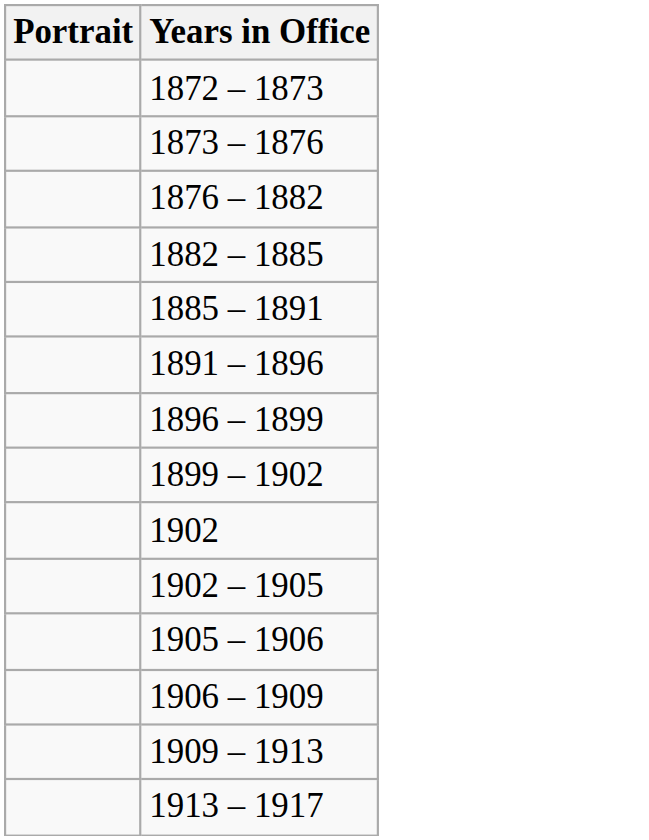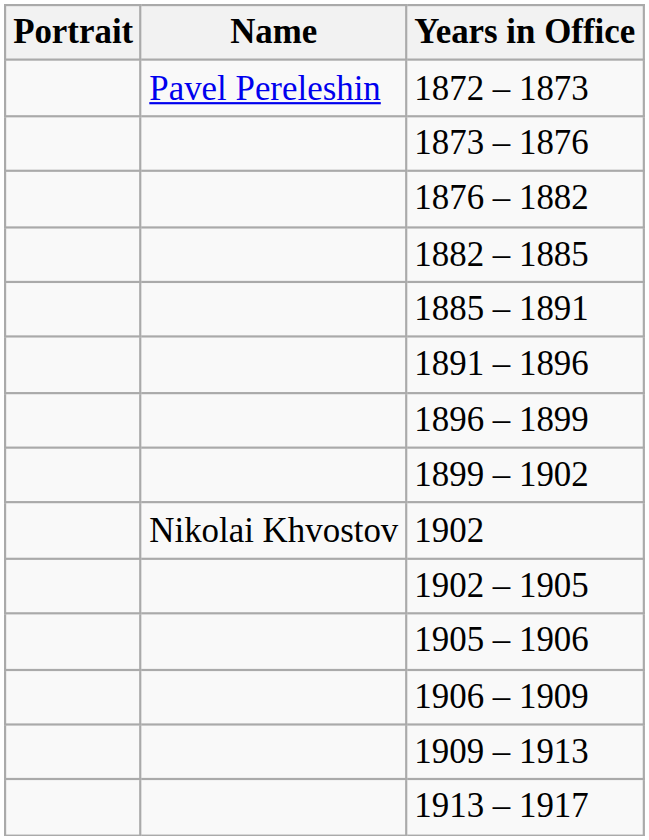+ column: (274, 32)
